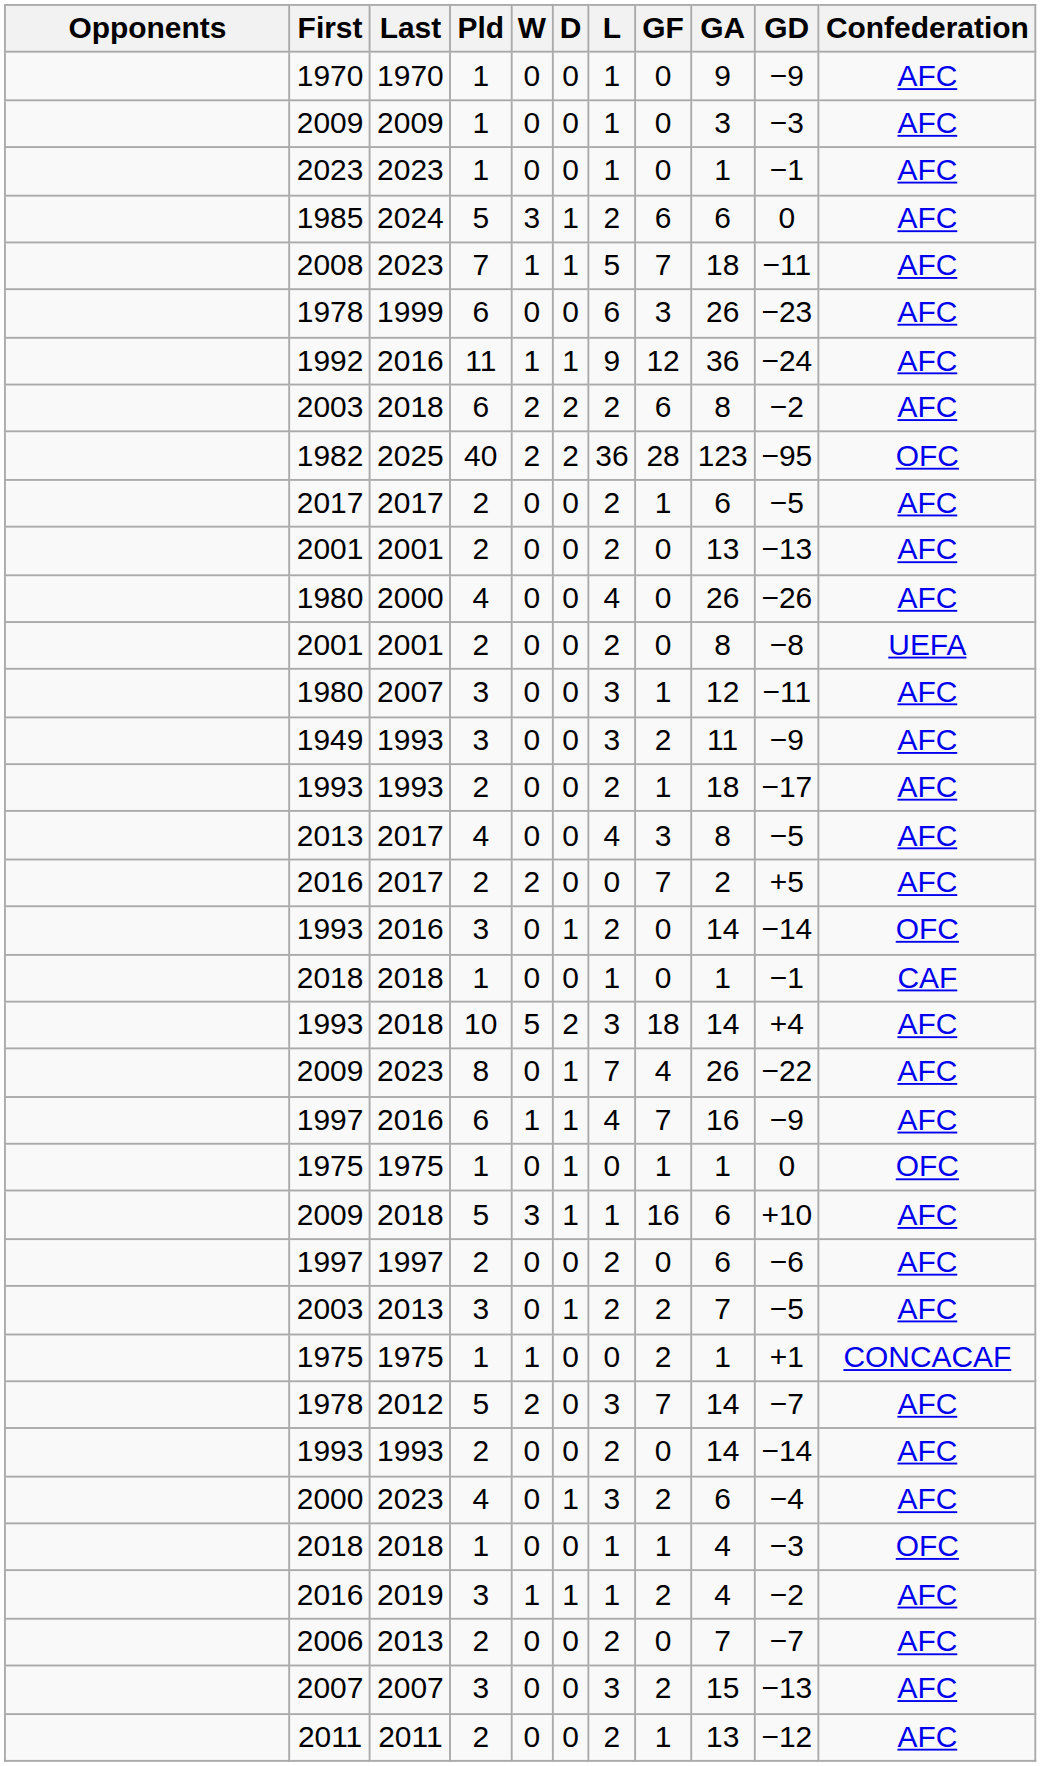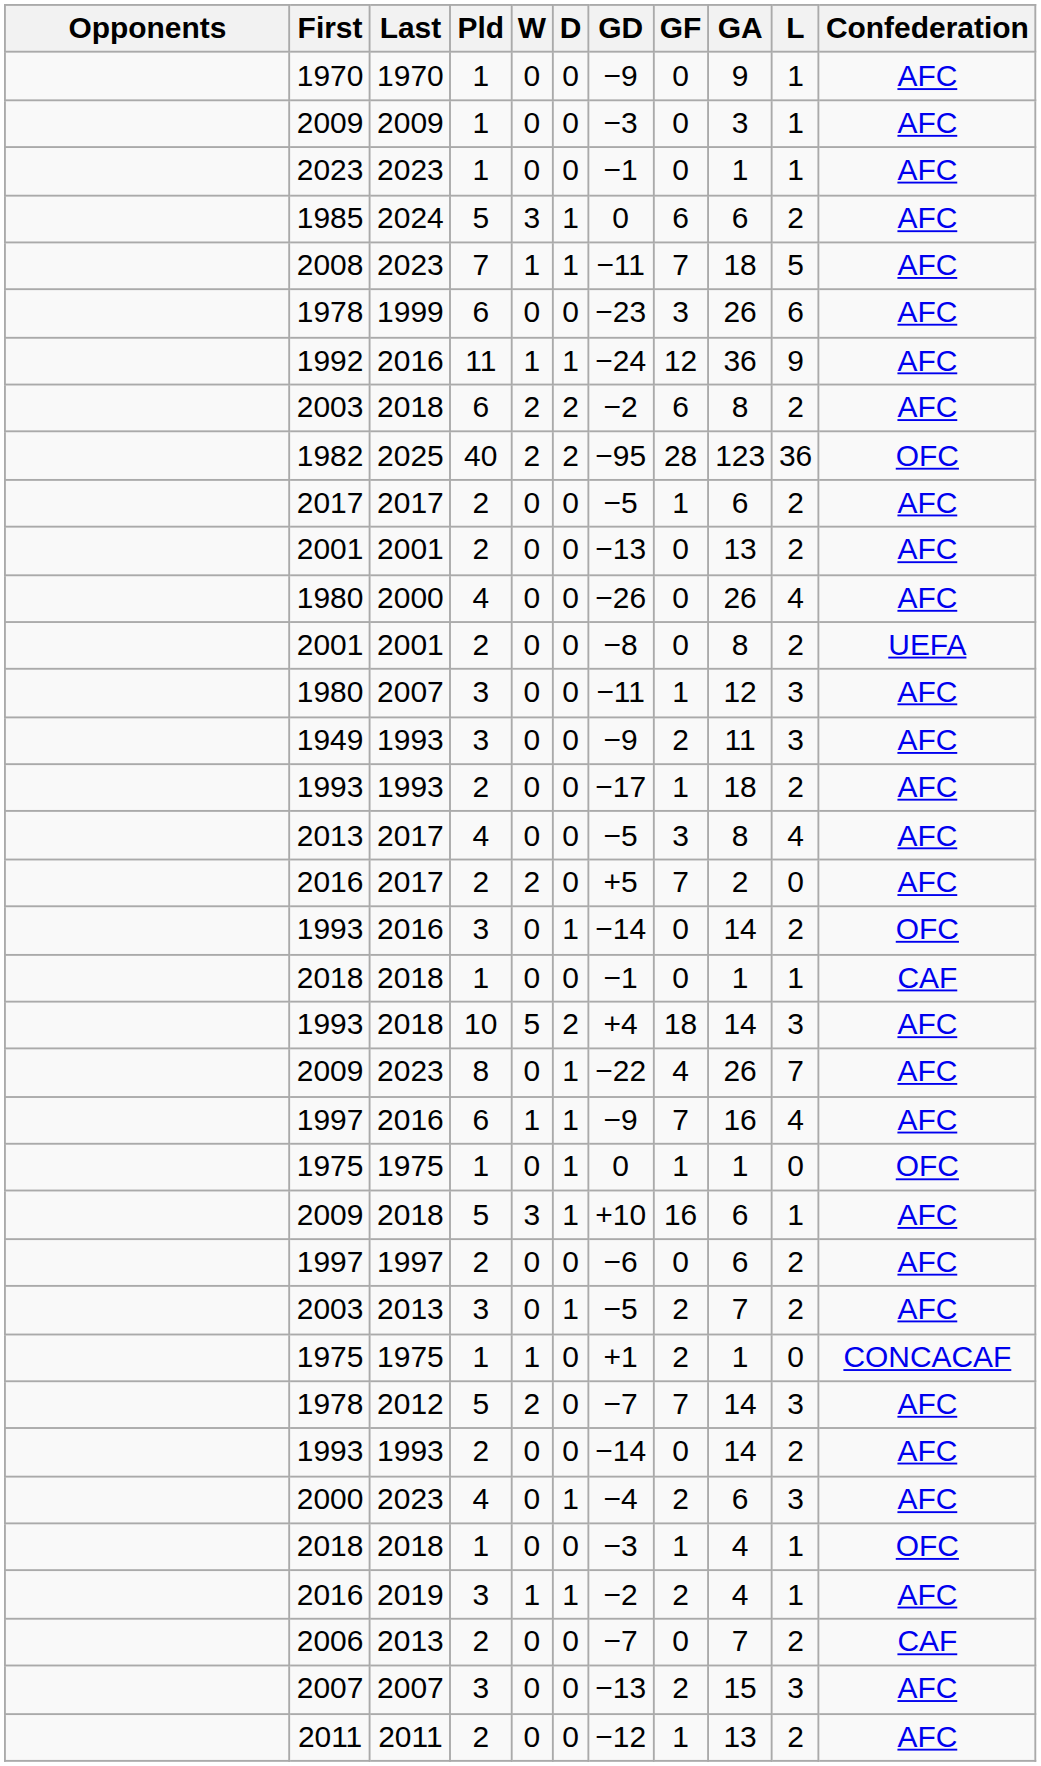columns swapped: (612, 28) <-> (787, 28)
(927, 1641) AFC -> (927, 1641) CAF
